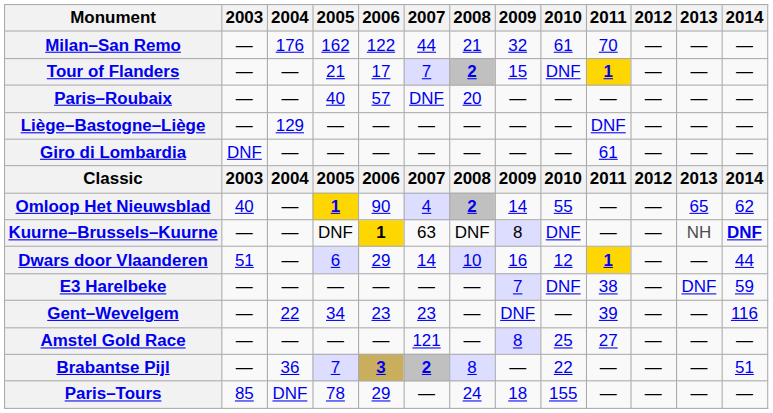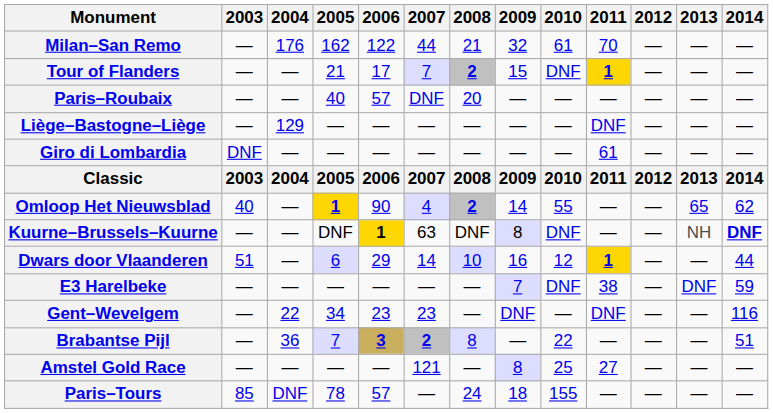(608, 313) 39 -> (608, 313) DNF
rows swapped: (113, 367) <-> (113, 340)
(381, 394) 29 -> (381, 394) 57
